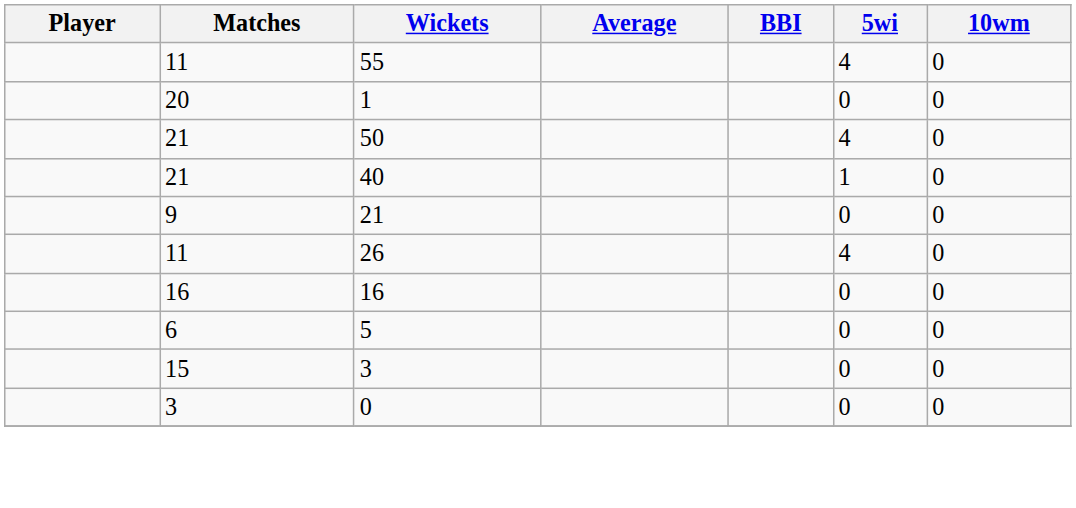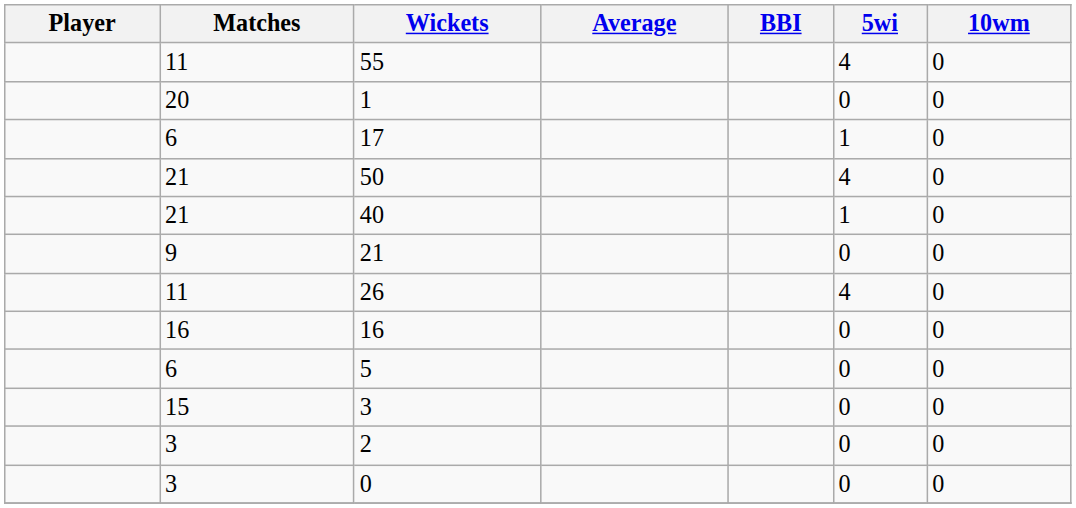+ row: (372, 138)
+ row: (366, 445)
